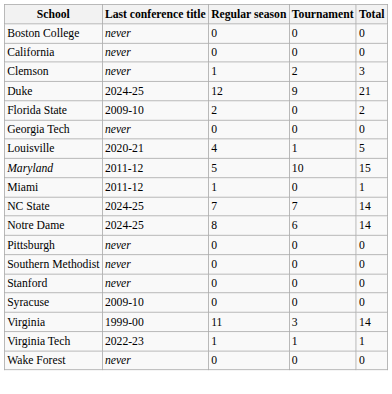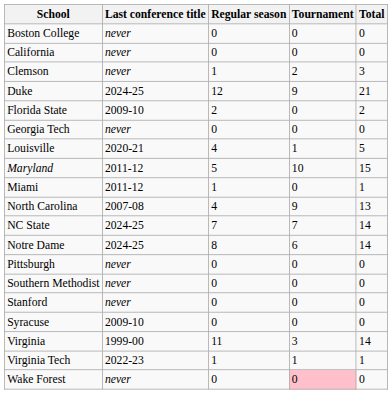+ row: (42, 206)
(295, 360) no background -> (295, 380) pink background
